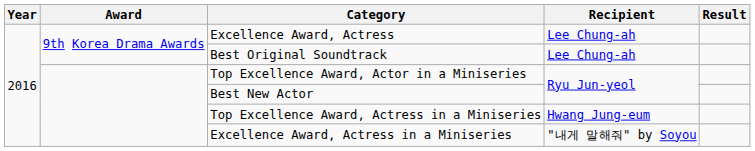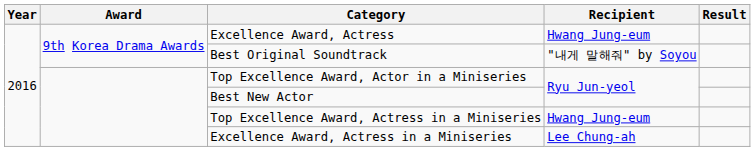(591, 34) Lee Chung-ah -> (599, 34) Hwang Jung-eum
(591, 54) Lee Chung-ah -> (622, 55) "내게 말해줘" by Soyou
(622, 135) "내게 말해줘" by Soyou -> (591, 137) Lee Chung-ah
